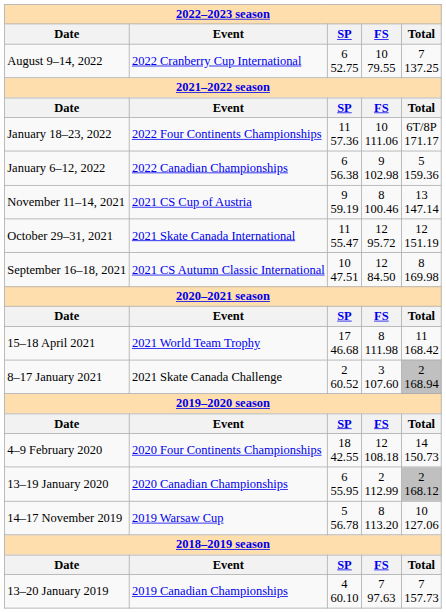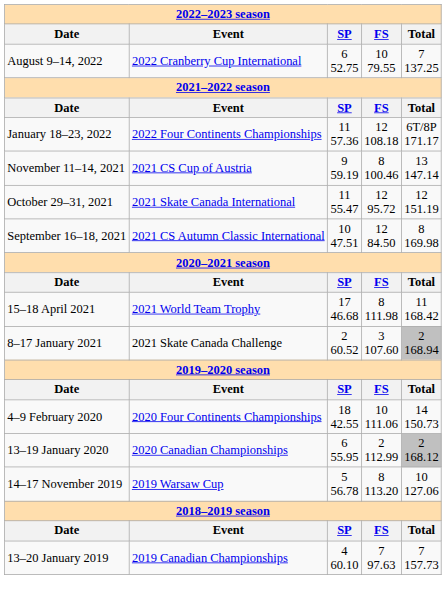(381, 134) 10 111.06 -> (381, 134) 12 108.18
- row: (56, 168)
(381, 450) 12 108.18 -> (381, 416) 10 111.06
